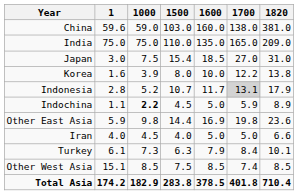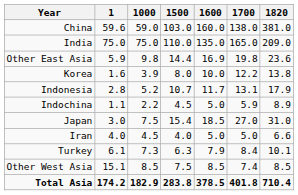rows swapped: (78, 58) <-> (49, 120)
(246, 89) lightgrey background -> (246, 89) no background
(150, 105) bold -> (150, 105) normal
